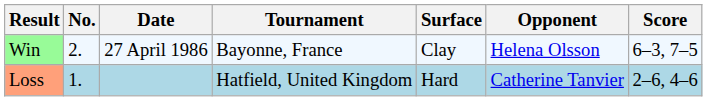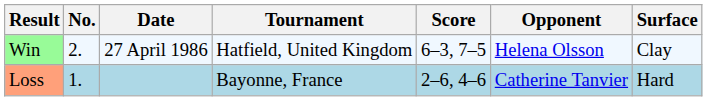columns swapped: (451, 19) <-> (665, 19)
(279, 49) Bayonne, France -> (314, 49) Hatfield, United Kingdom
(314, 79) Hatfield, United Kingdom -> (279, 79) Bayonne, France
